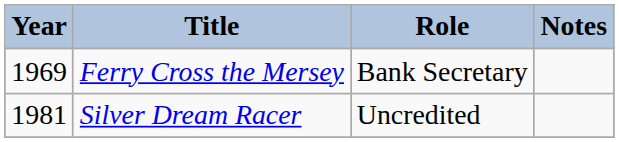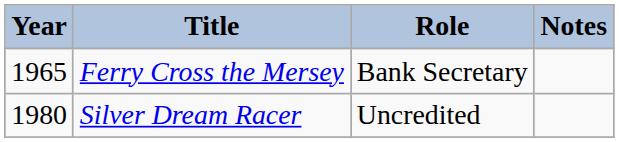(39, 70) 1969 -> (39, 70) 1965
(39, 114) 1981 -> (39, 114) 1980
